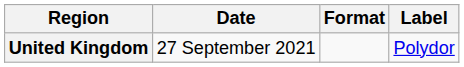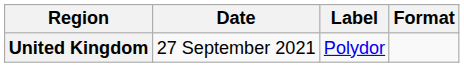columns swapped: (354, 18) <-> (424, 18)
